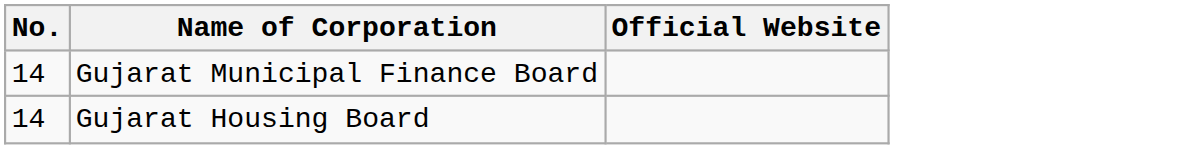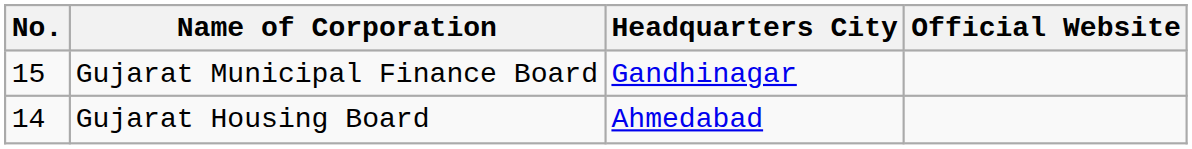+ column: (755, 28)
(29, 74) 14 -> (29, 74) 15
